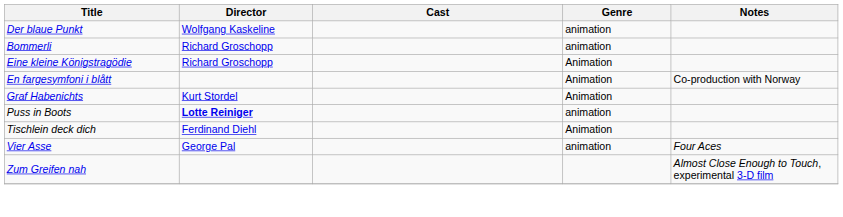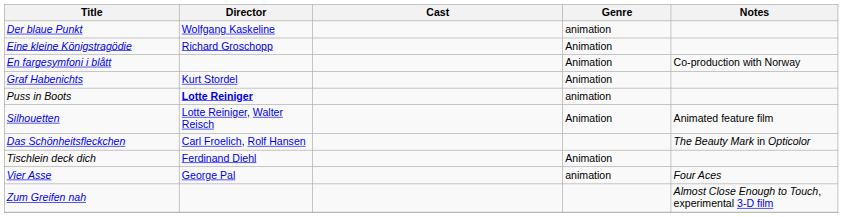- row: (29, 46)
+ row: (33, 119)
+ row: (66, 141)
